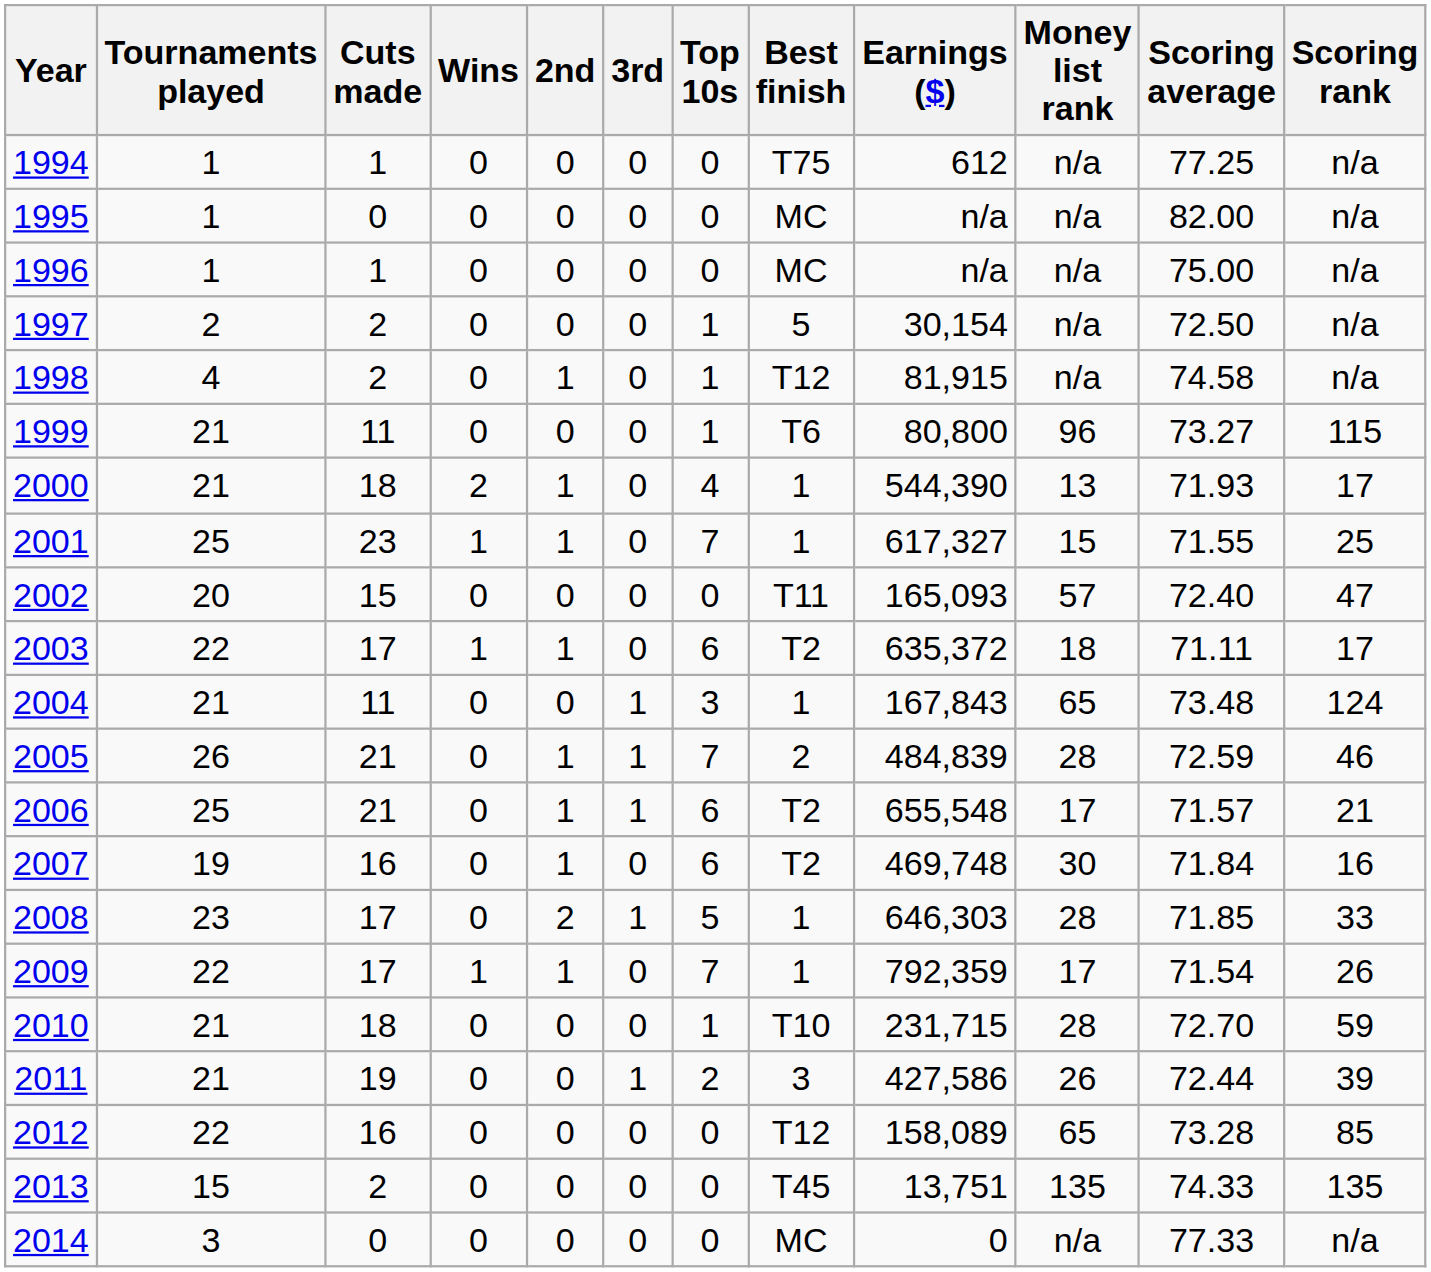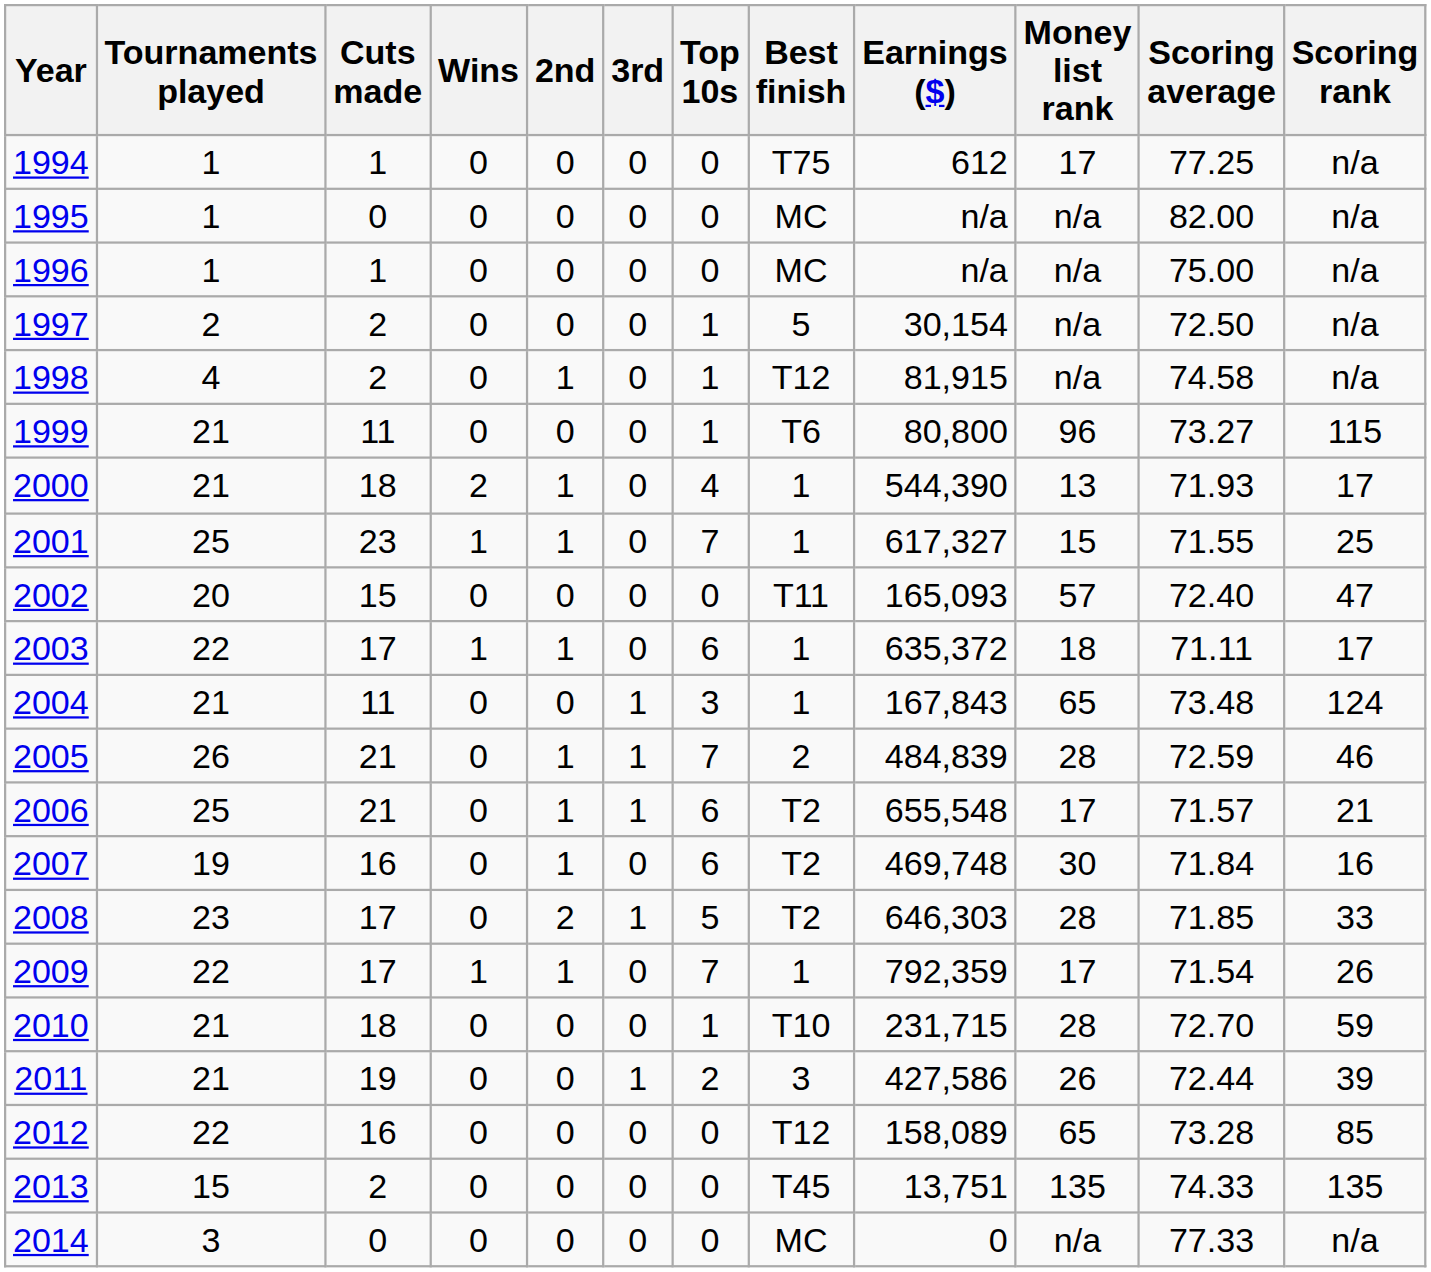(1077, 162) n/a -> (1077, 162) 17
(801, 647) T2 -> (801, 647) 1
(801, 917) 1 -> (801, 917) T2
